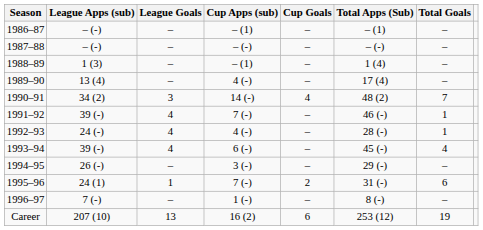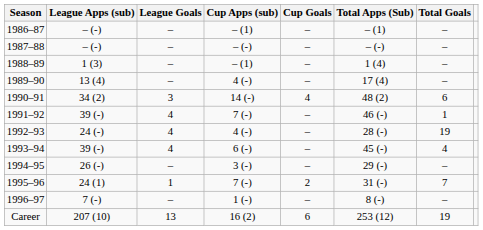(445, 98) 7 -> (445, 98) 6
(445, 132) 1 -> (445, 132) 19
(445, 183) 6 -> (445, 183) 7
